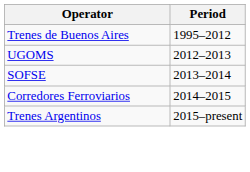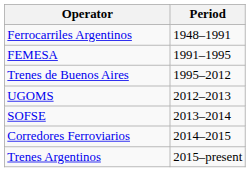+ row: (70, 34)
+ row: (33, 55)
